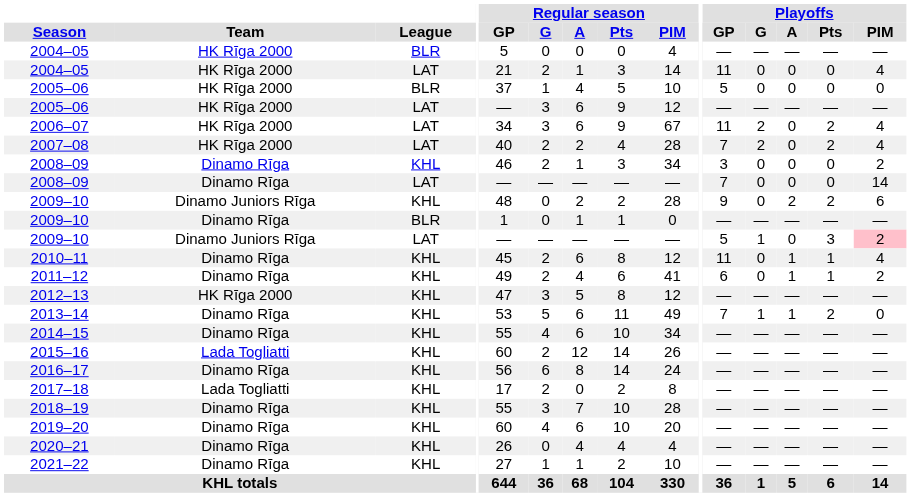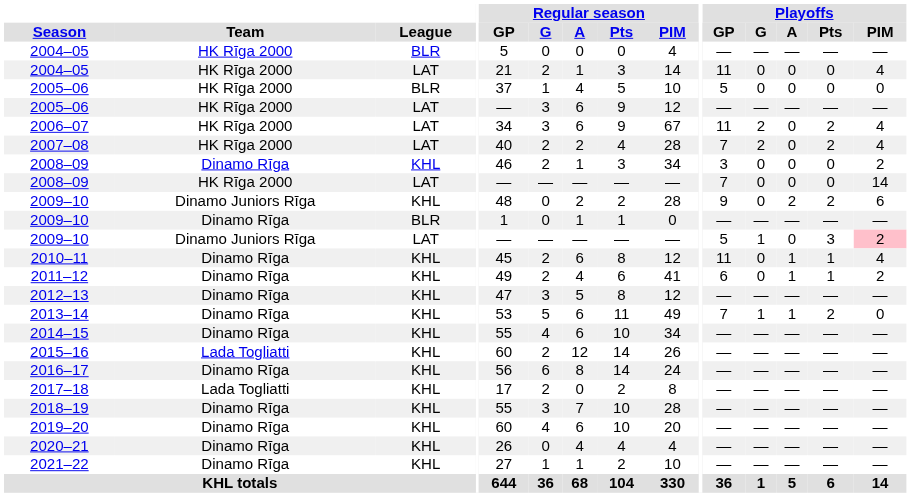(245, 182) Dinamo Rīga -> (245, 182) HK Rīga 2000
(245, 295) HK Rīga 2000 -> (245, 295) Dinamo Rīga
